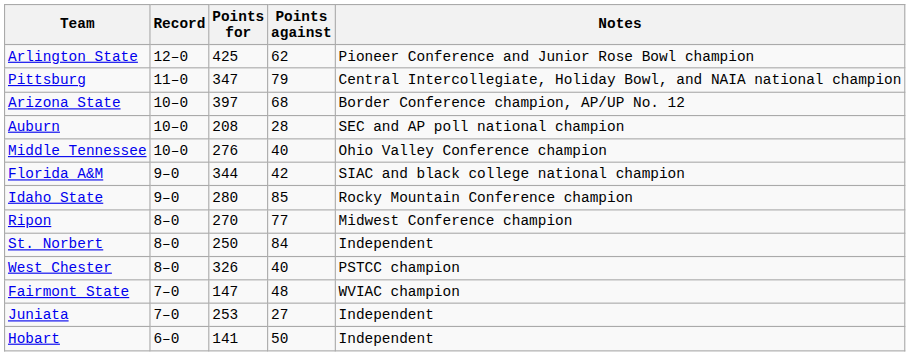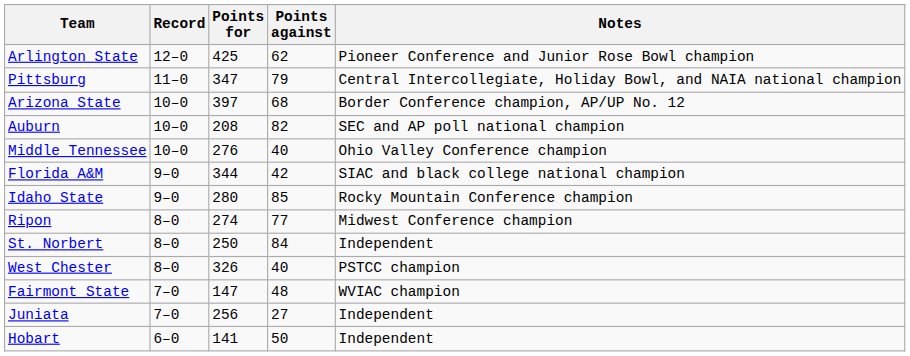(280, 127) 28 -> (280, 127) 82
(225, 221) 270 -> (225, 221) 274
(225, 315) 253 -> (225, 315) 256
